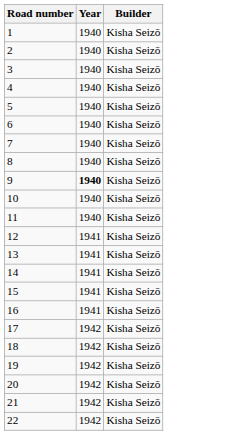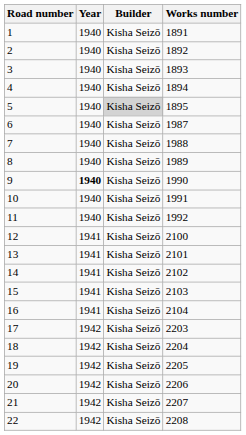+ column: (202, 14)
(133, 106) no background -> (133, 106) lightgrey background
